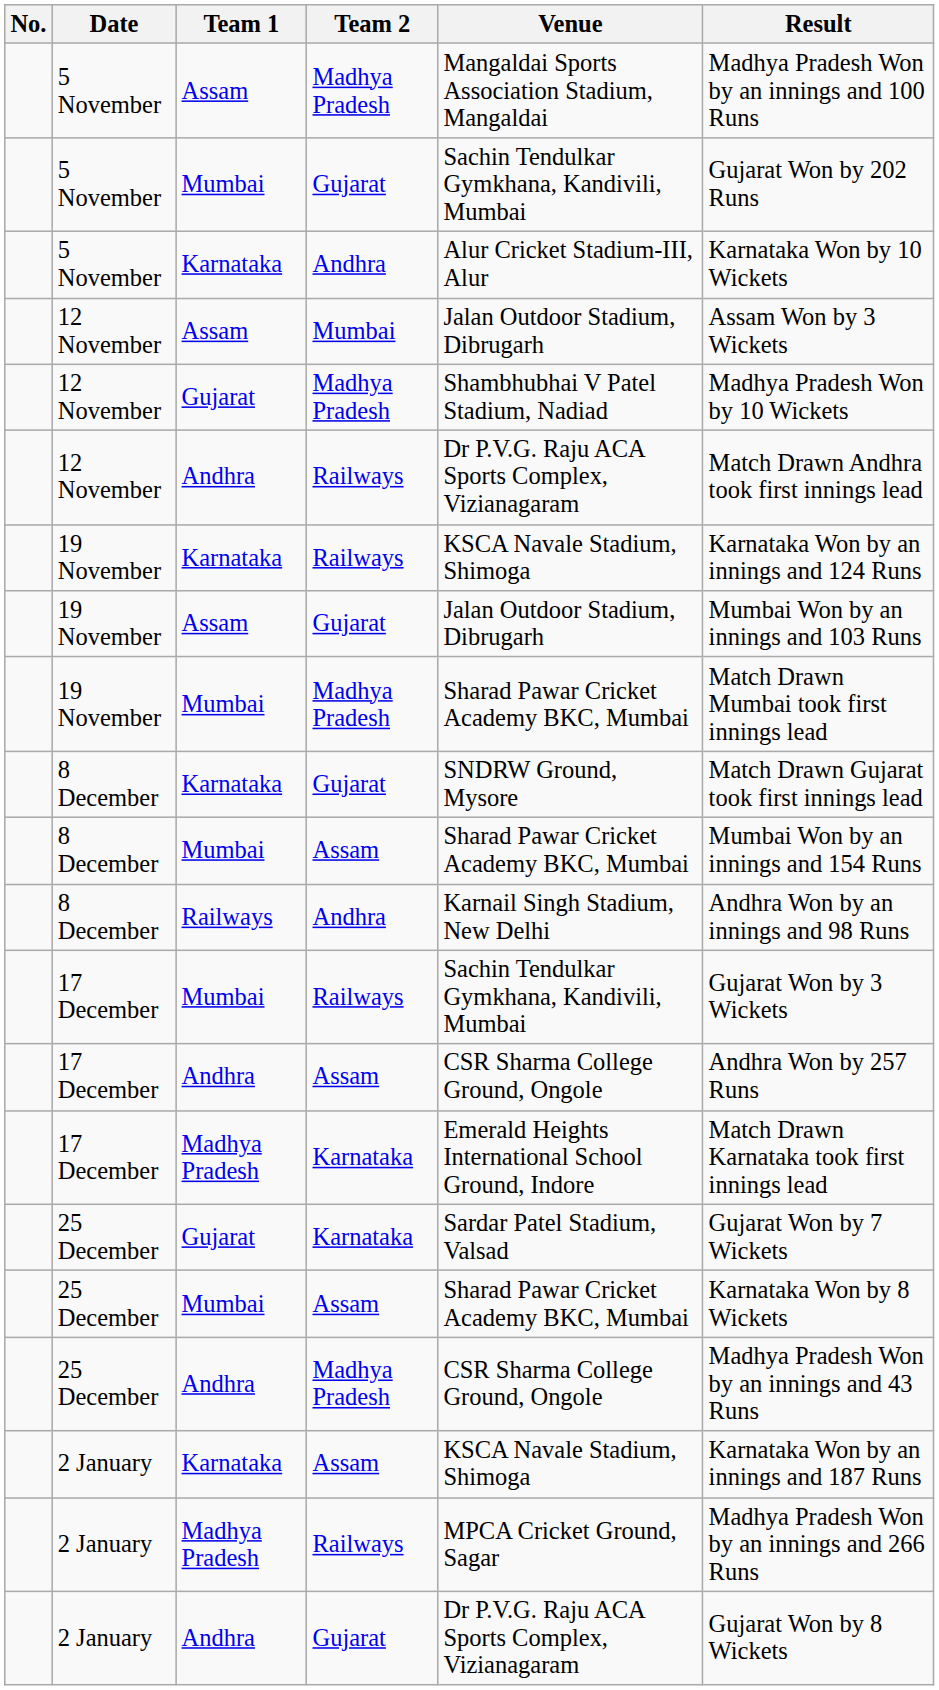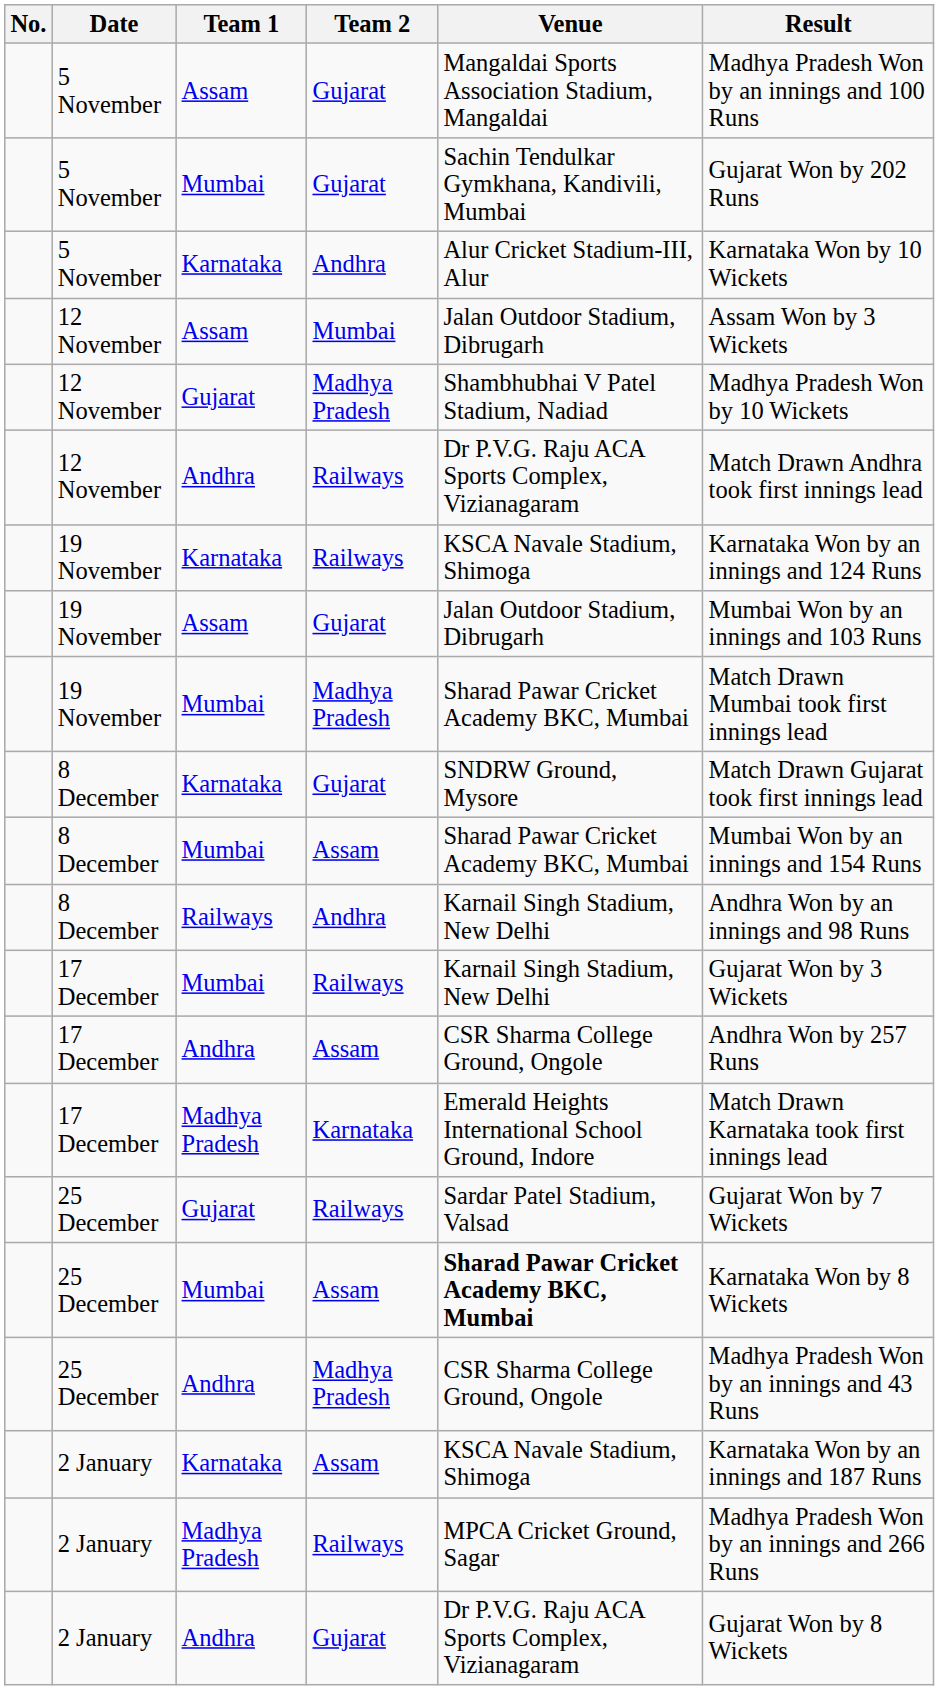(353, 90) Madhya Pradesh -> (349, 90) Gujarat
(553, 996) Sachin Tendulkar Gymkhana, Kandivili, Mumbai -> (559, 983) Karnail Singh Stadium, New Delhi
(363, 1237) Karnataka -> (358, 1209) Railways
(566, 1303) normal -> (561, 1289) bold
